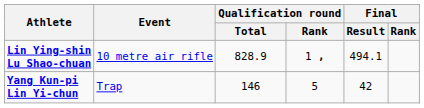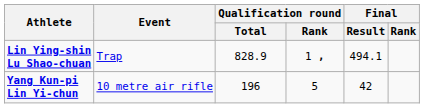(155, 56) 10 metre air rifle -> (109, 56) Trap
(109, 87) Trap -> (155, 87) 10 metre air rifle
(251, 87) 146 -> (251, 87) 196
